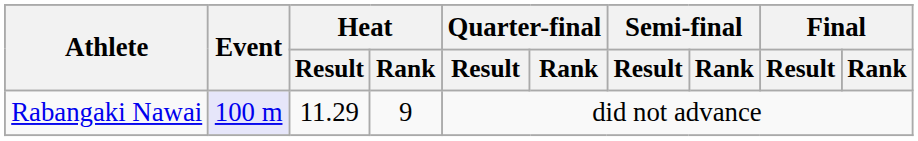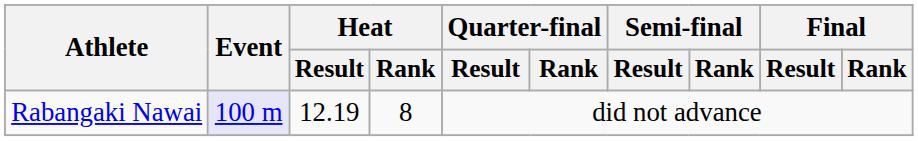(329, 112) 11.29 -> (329, 112) 12.19
(406, 112) 9 -> (406, 112) 8
